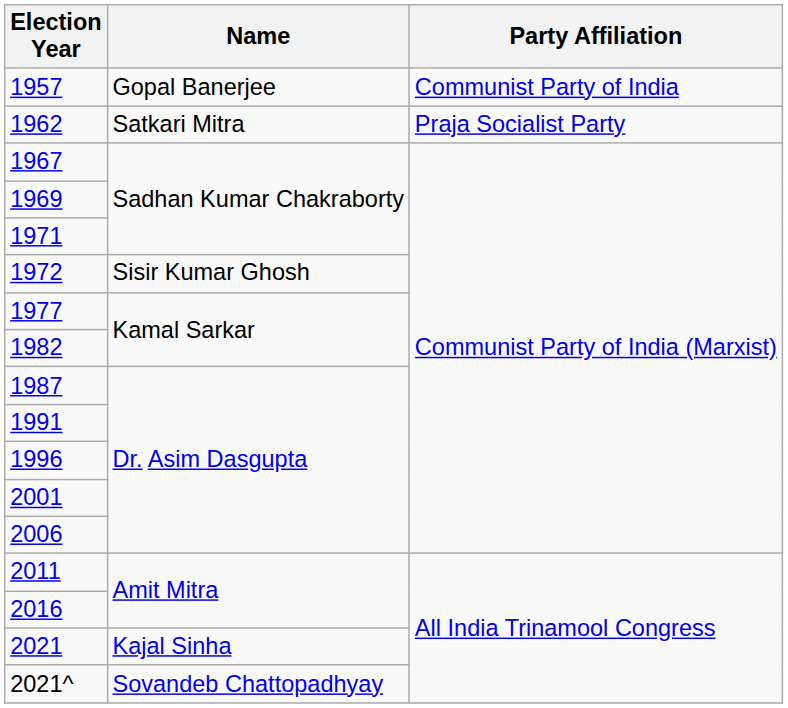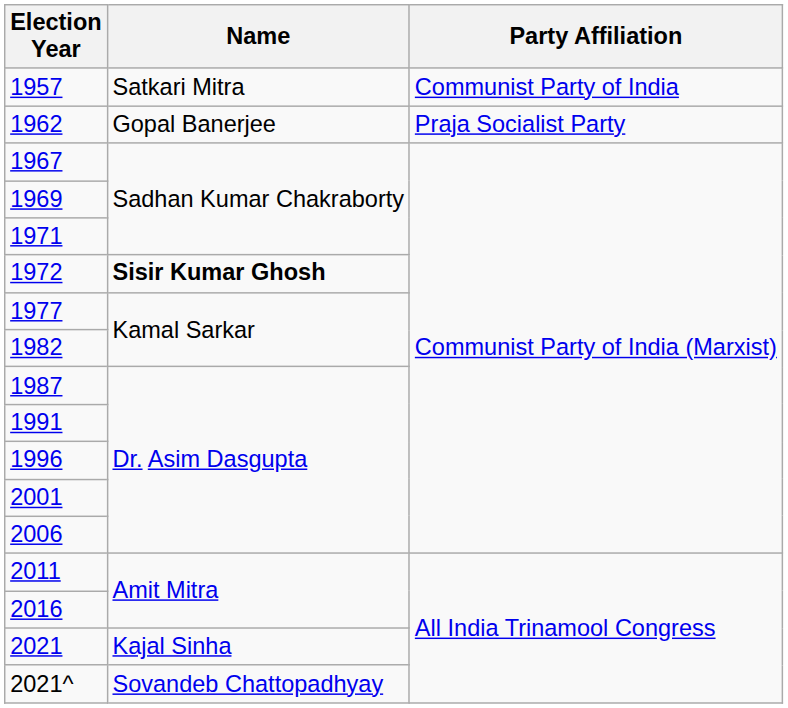(194, 86) Gopal Banerjee -> (178, 86) Satkari Mitra
(178, 124) Satkari Mitra -> (194, 124) Gopal Banerjee
(211, 273) normal -> (219, 273) bold
